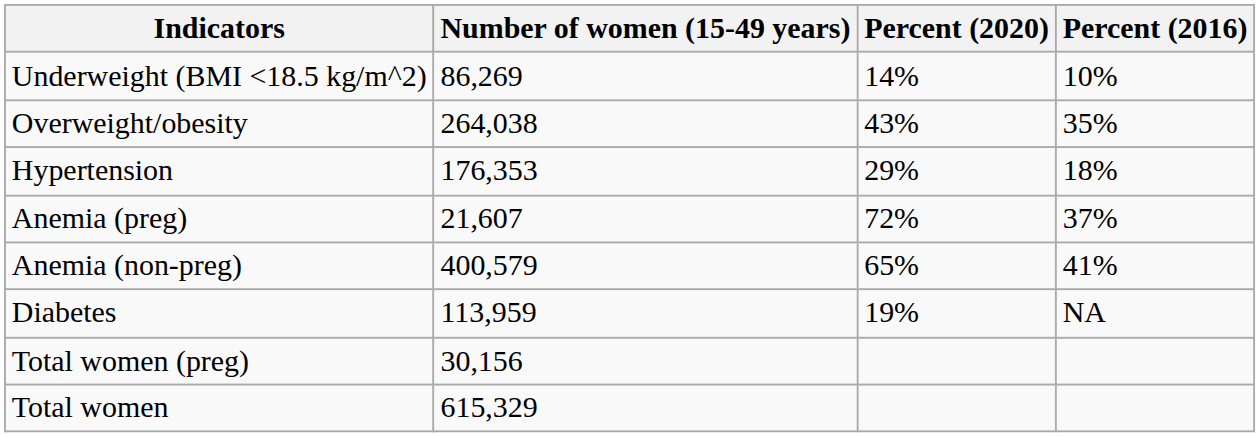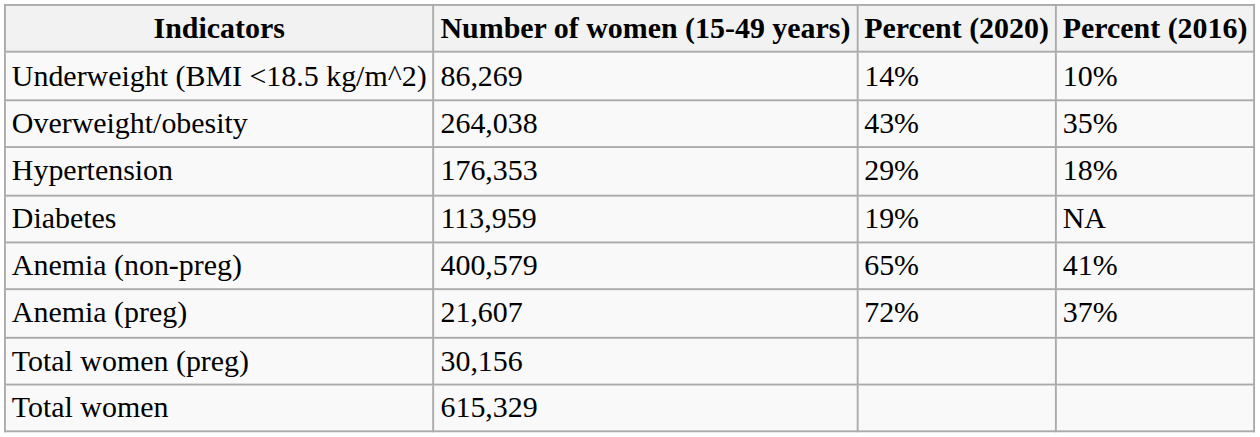rows swapped: (64, 312) <-> (99, 218)
